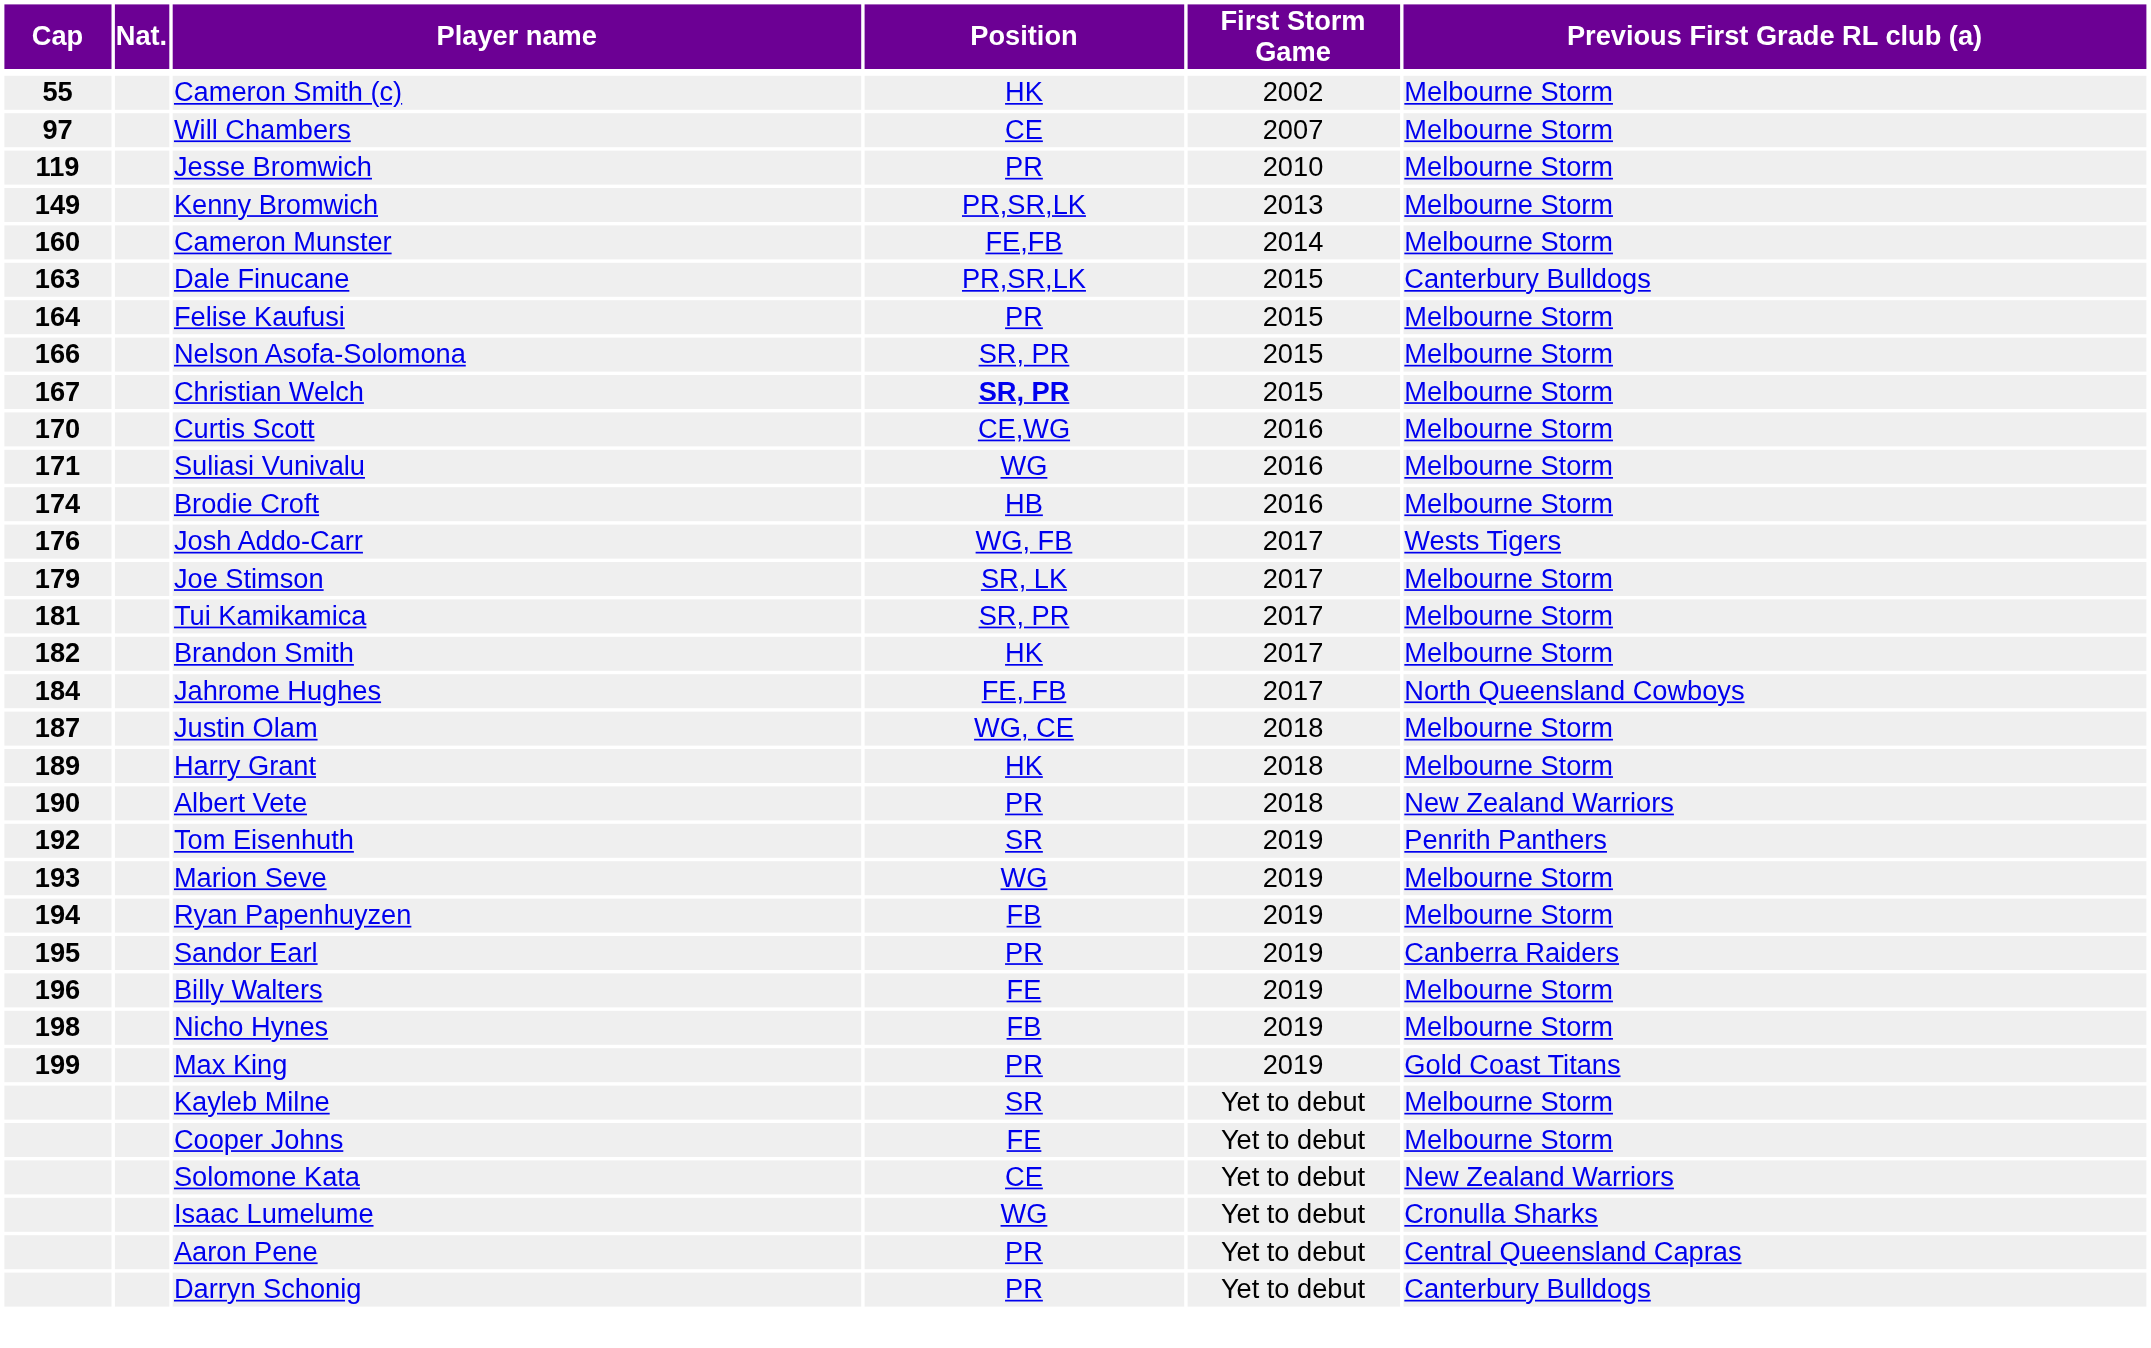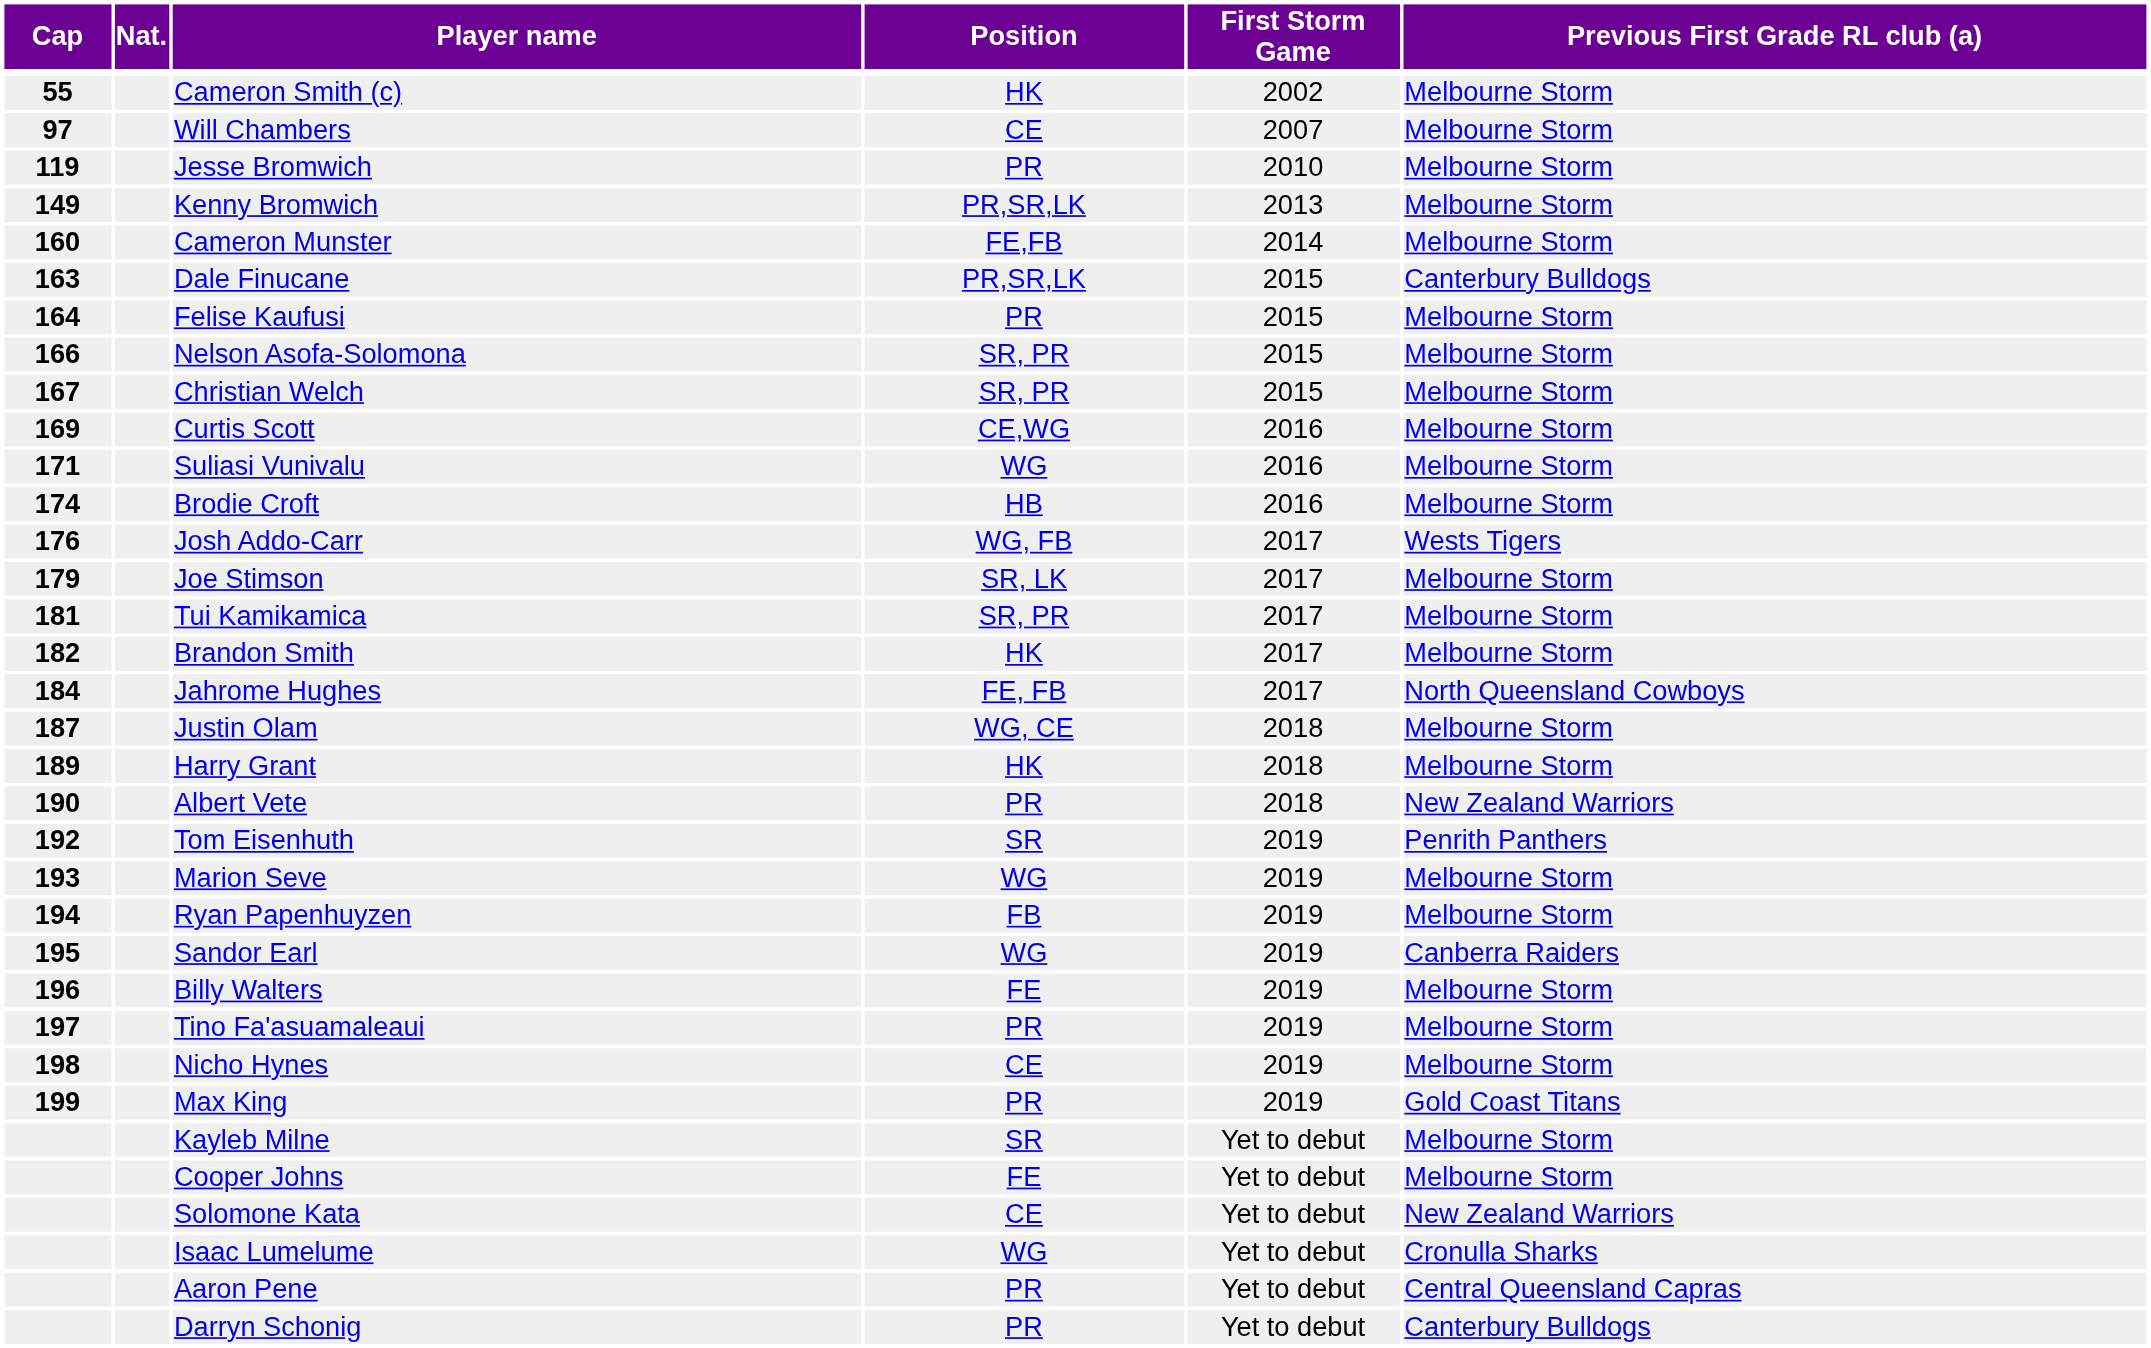(1024, 391) bold -> (1024, 391) normal
(58, 429) 170 -> (58, 429) 169
(1024, 952) PR -> (1024, 952) WG
+ row: (299, 1027)
(1024, 1027) FB -> (1024, 1064) CE
